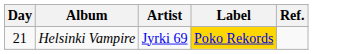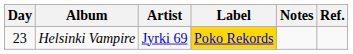+ column: (297, 15)
(20, 37) 21 -> (20, 37) 23
